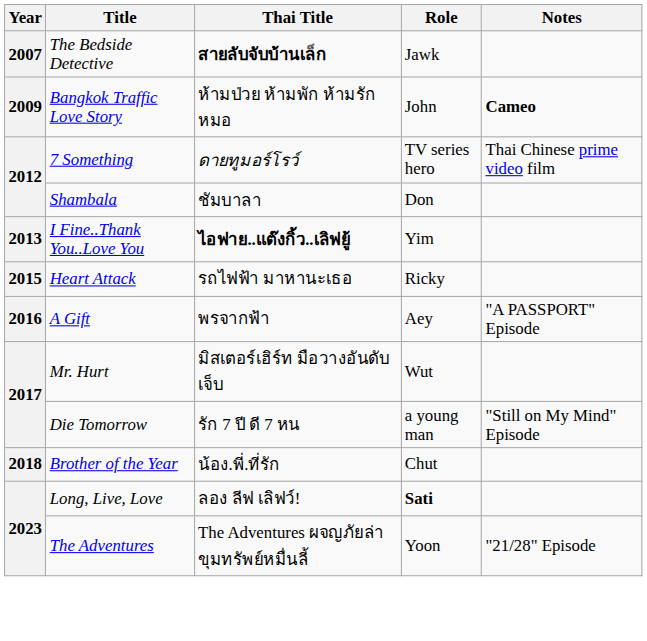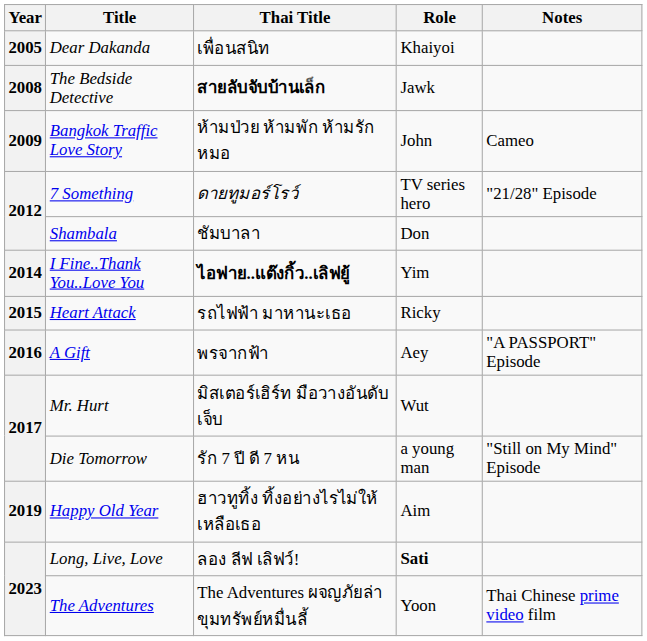+ row: (100, 48)
(25, 53) 2007 -> (25, 87) 2008
(511, 106) bold -> (510, 140) normal
(552, 159) Thai Chinese prime video film -> (542, 193) "21/28" Episode
(25, 239) 2013 -> (25, 273) 2014
- row: (114, 464)
+ row: (104, 511)
(541, 545) "21/28" Episode -> (553, 605) Thai Chinese prime video film
